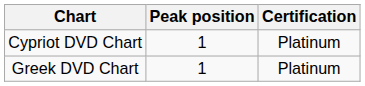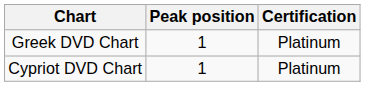rows swapped: (75, 68) <-> (75, 42)
